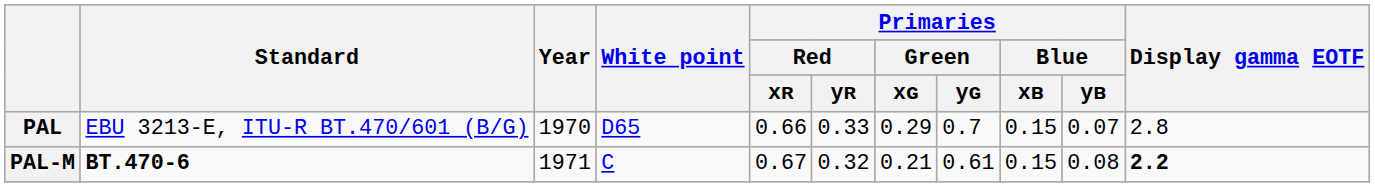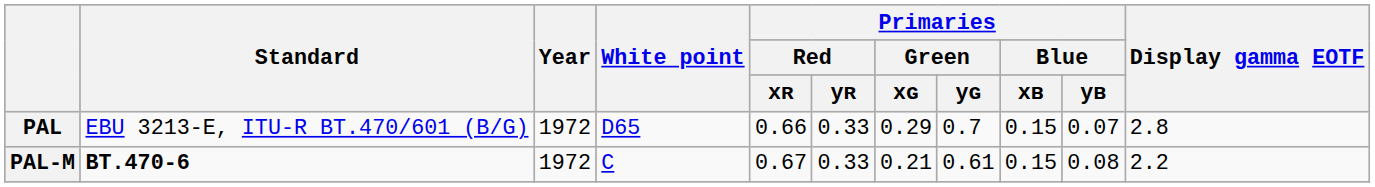(565, 129) 1970 -> (565, 129) 1972
(565, 164) 1971 -> (565, 164) 1972
(843, 164) 0.32 -> (843, 164) 0.33
(1149, 164) bold -> (1149, 164) normal
